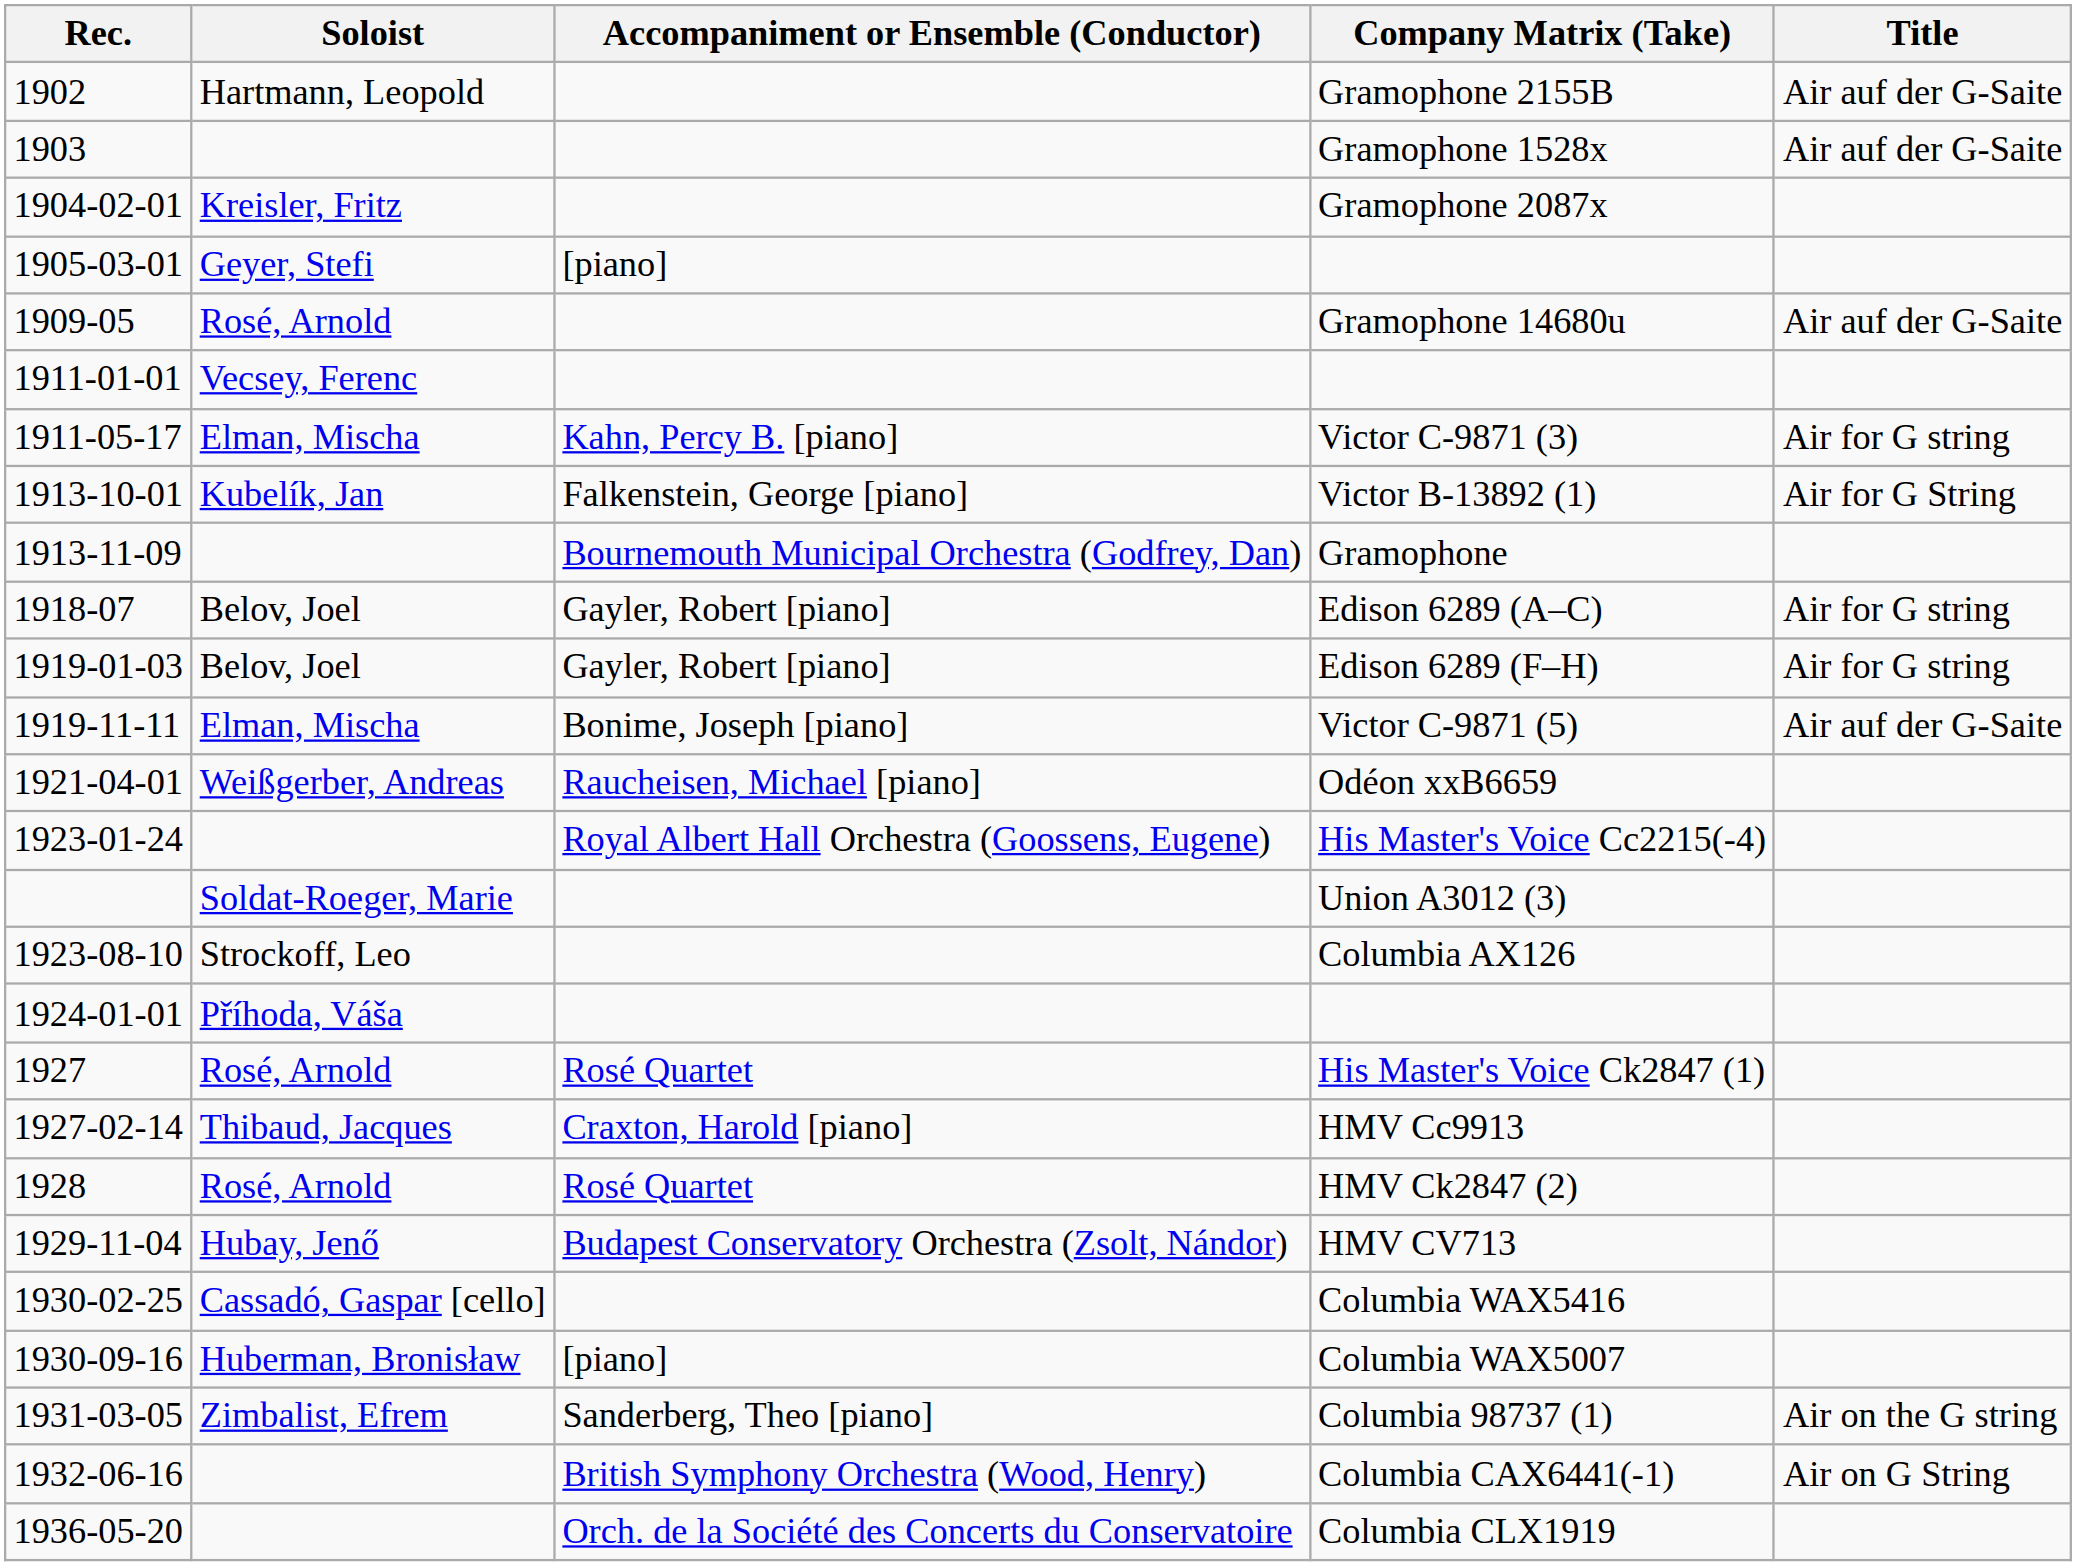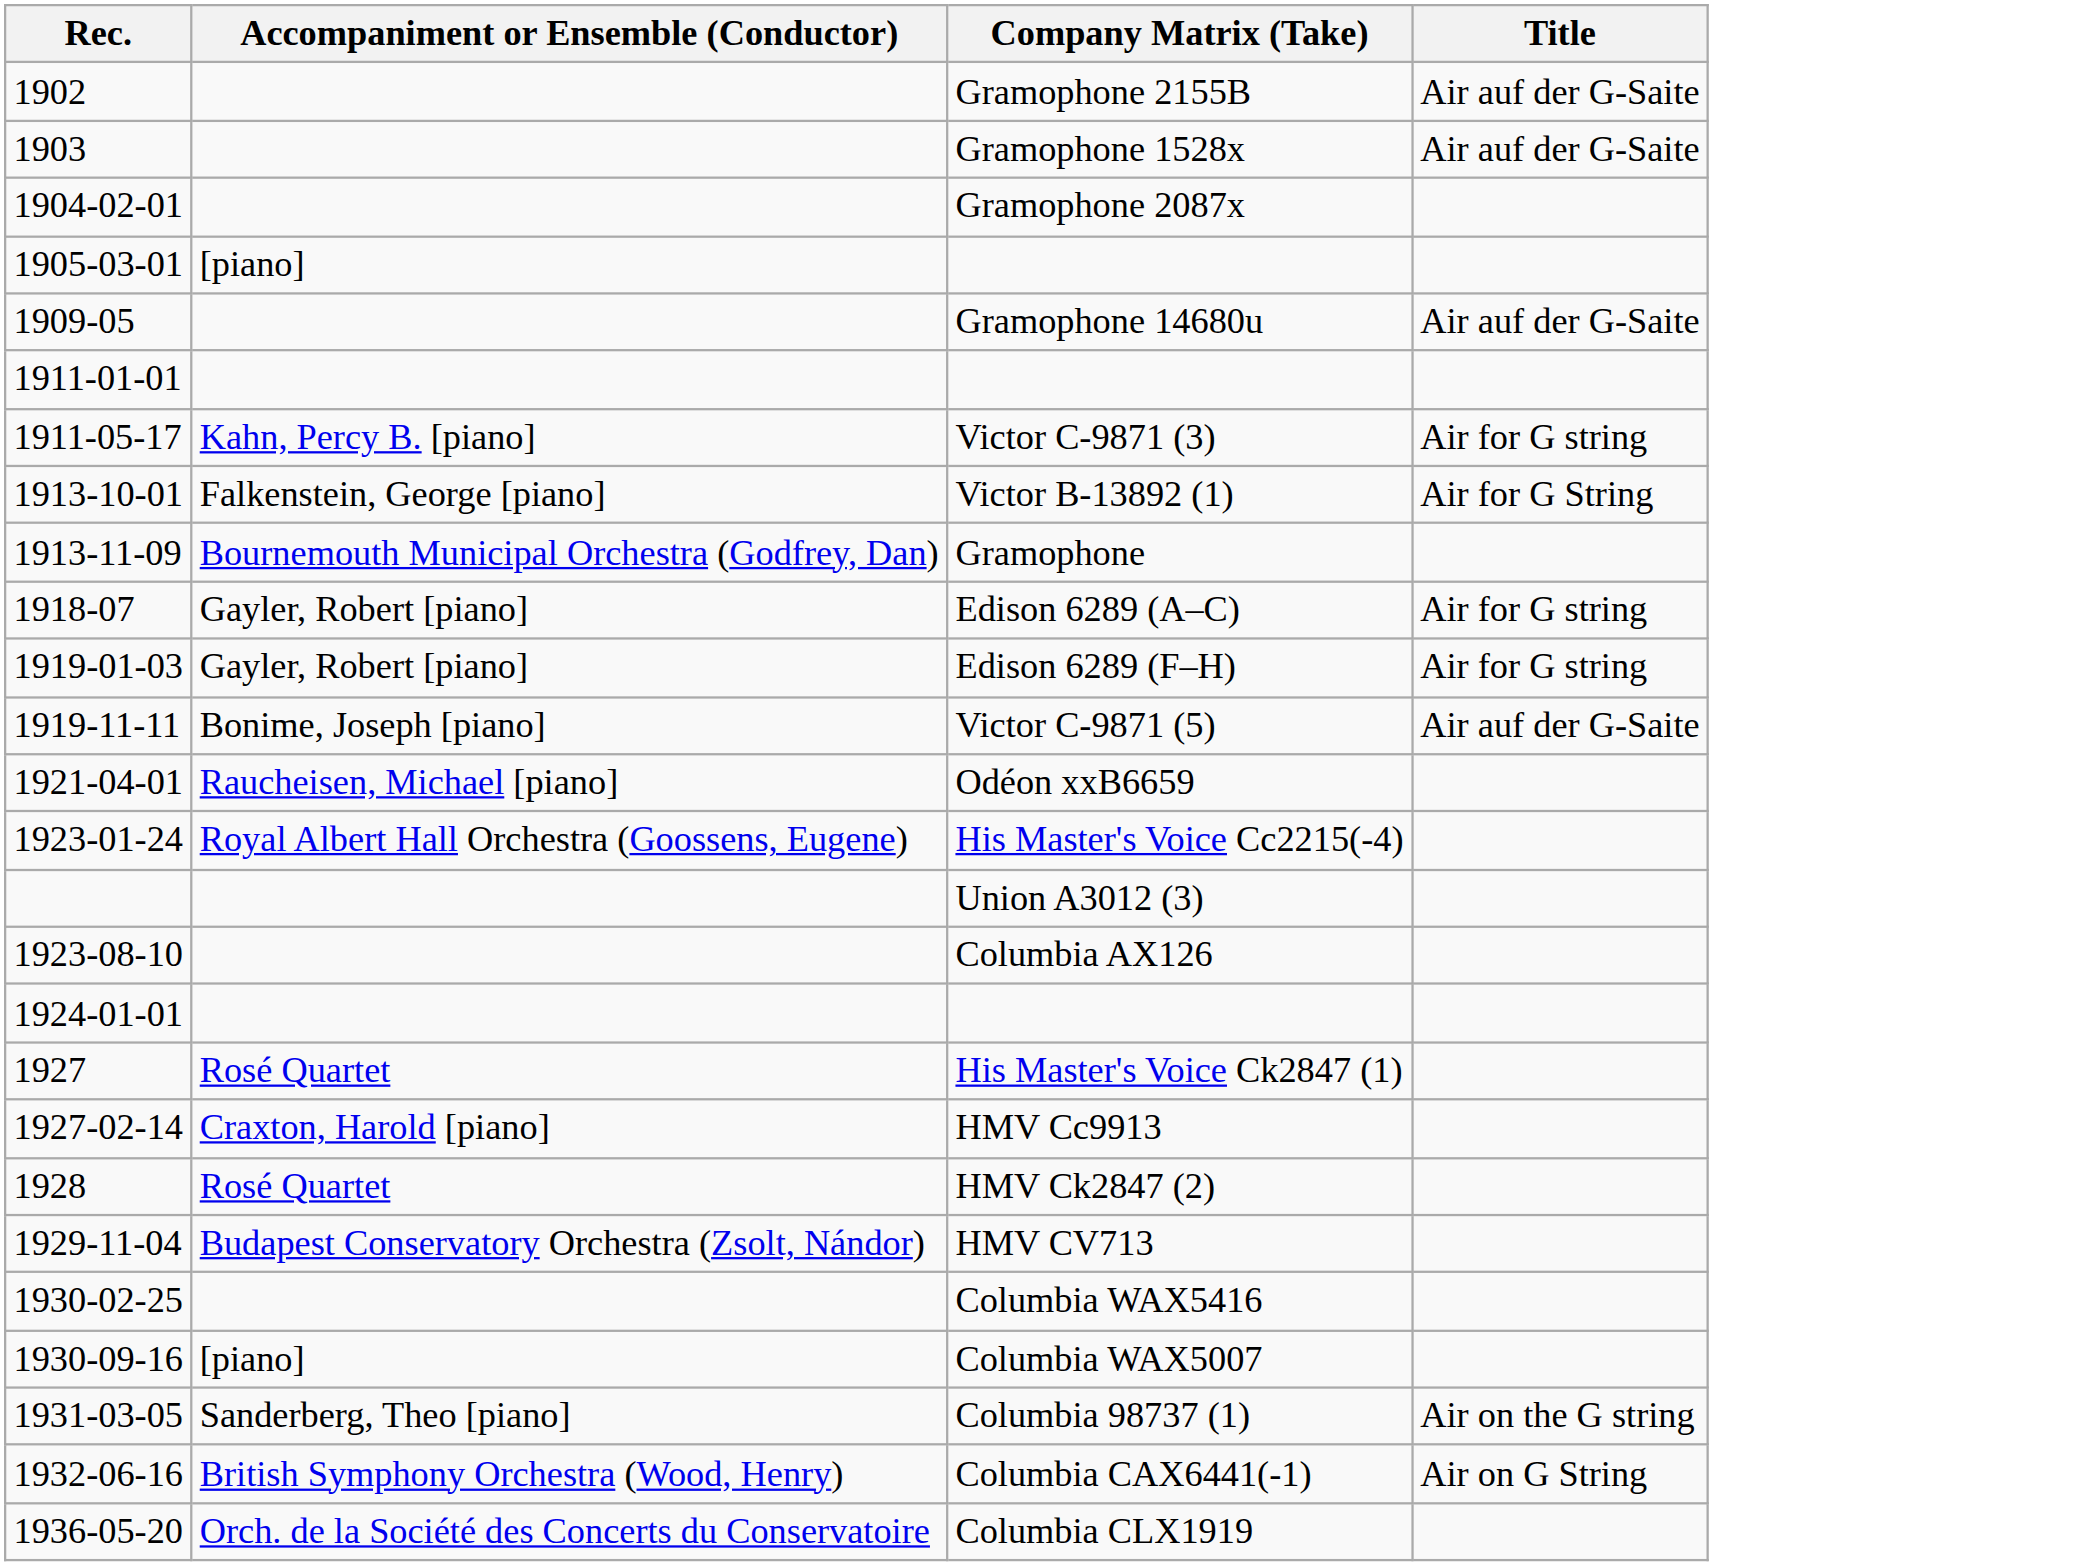- column: (373, 33)
